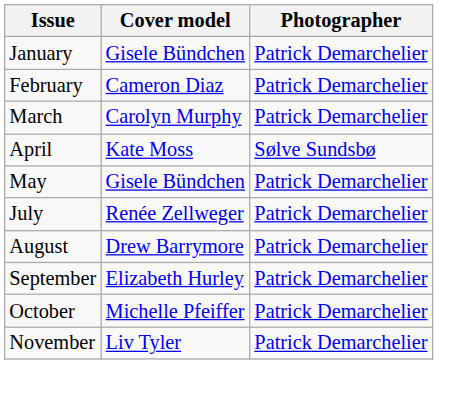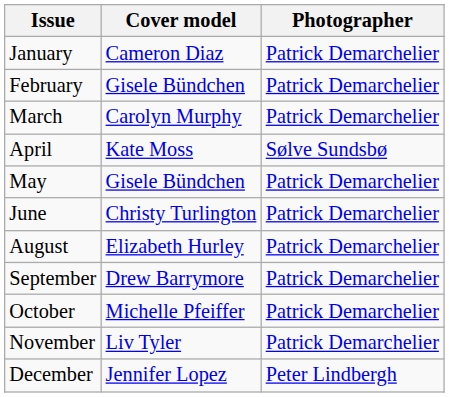(175, 52) Gisele Bündchen -> (165, 52) Cameron Diaz
(165, 85) Cameron Diaz -> (175, 85) Gisele Bündchen
+ row: (28, 213)
- row: (26, 213)
(175, 246) Drew Barrymore -> (175, 246) Elizabeth Hurley
(175, 278) Elizabeth Hurley -> (175, 278) Drew Barrymore
+ row: (51, 375)
